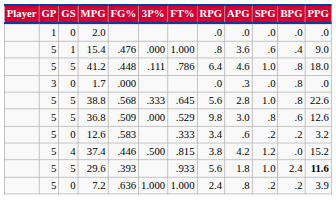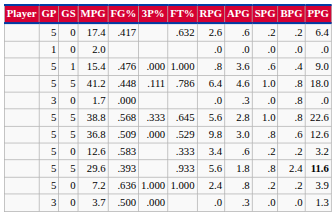+ row: (96, 32)
- row: (96, 151)
(269, 168) 1.0 -> (271, 168) .8
+ row: (99, 202)
